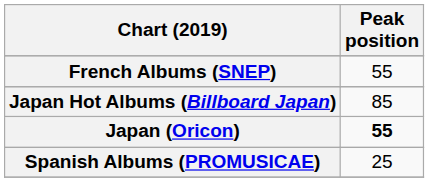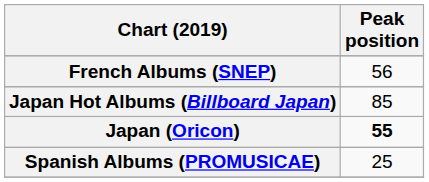(382, 71) 55 -> (382, 71) 56
